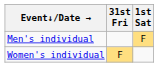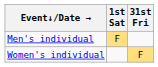columns swapped: (120, 18) <-> (143, 18)
